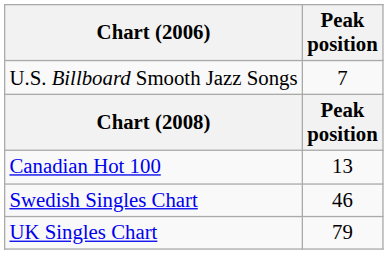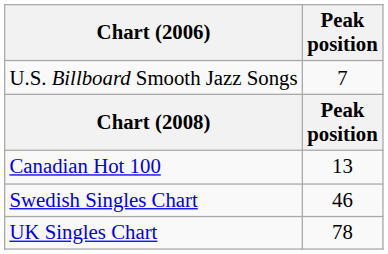(342, 232) 79 -> (342, 232) 78
